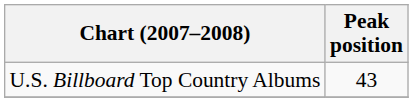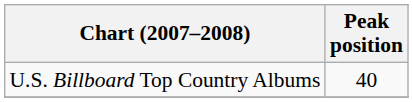(366, 79) 43 -> (366, 79) 40
